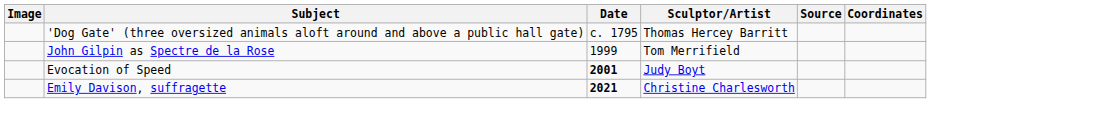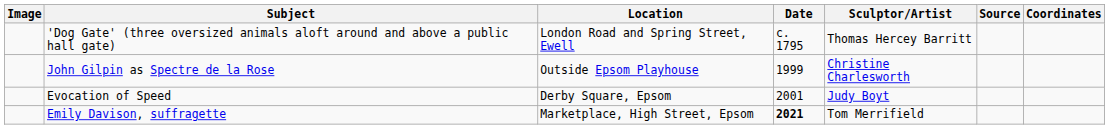+ column: (655, 14)
(692, 51) Tom Merrifield -> (869, 71) Christine Charlesworth
(604, 70) bold -> (790, 96) normal
(719, 88) Christine Charlesworth -> (876, 115) Tom Merrifield
